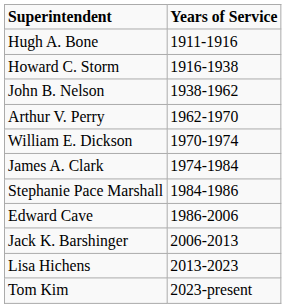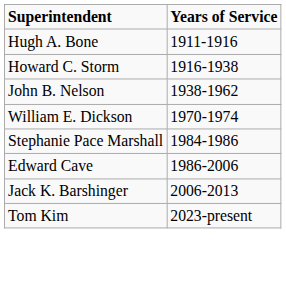- row: (56, 116)
- row: (56, 166)
- row: (49, 265)
